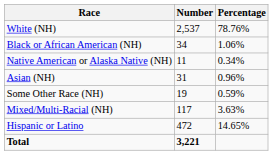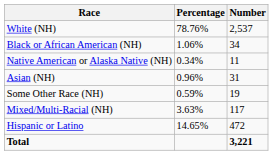columns swapped: (195, 12) <-> (242, 12)
